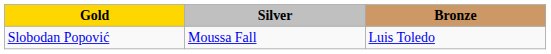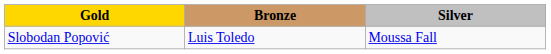columns swapped: (275, 15) <-> (455, 15)
